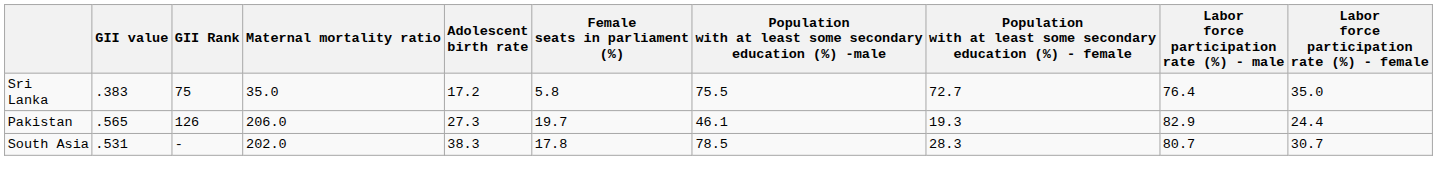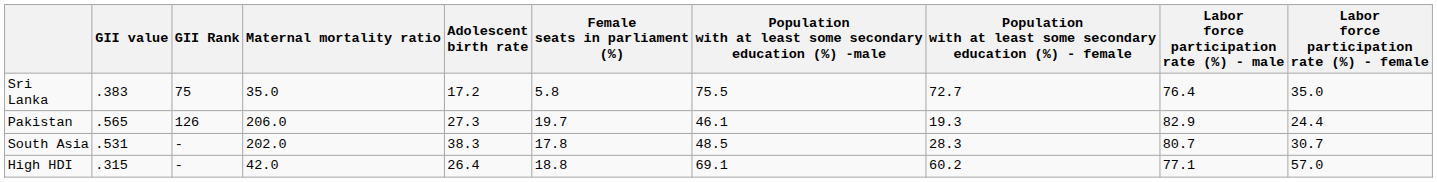(712, 144) 78.5 -> (712, 144) 48.5
+ row: (40, 166)
